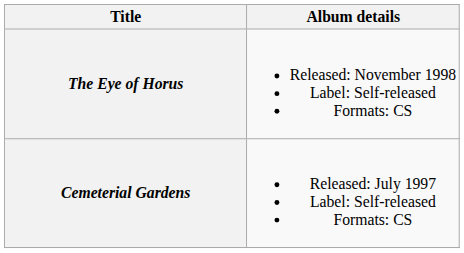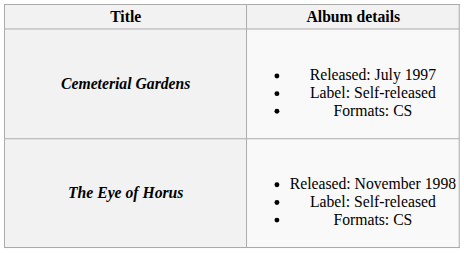rows swapped: (126, 193) <-> (126, 83)
